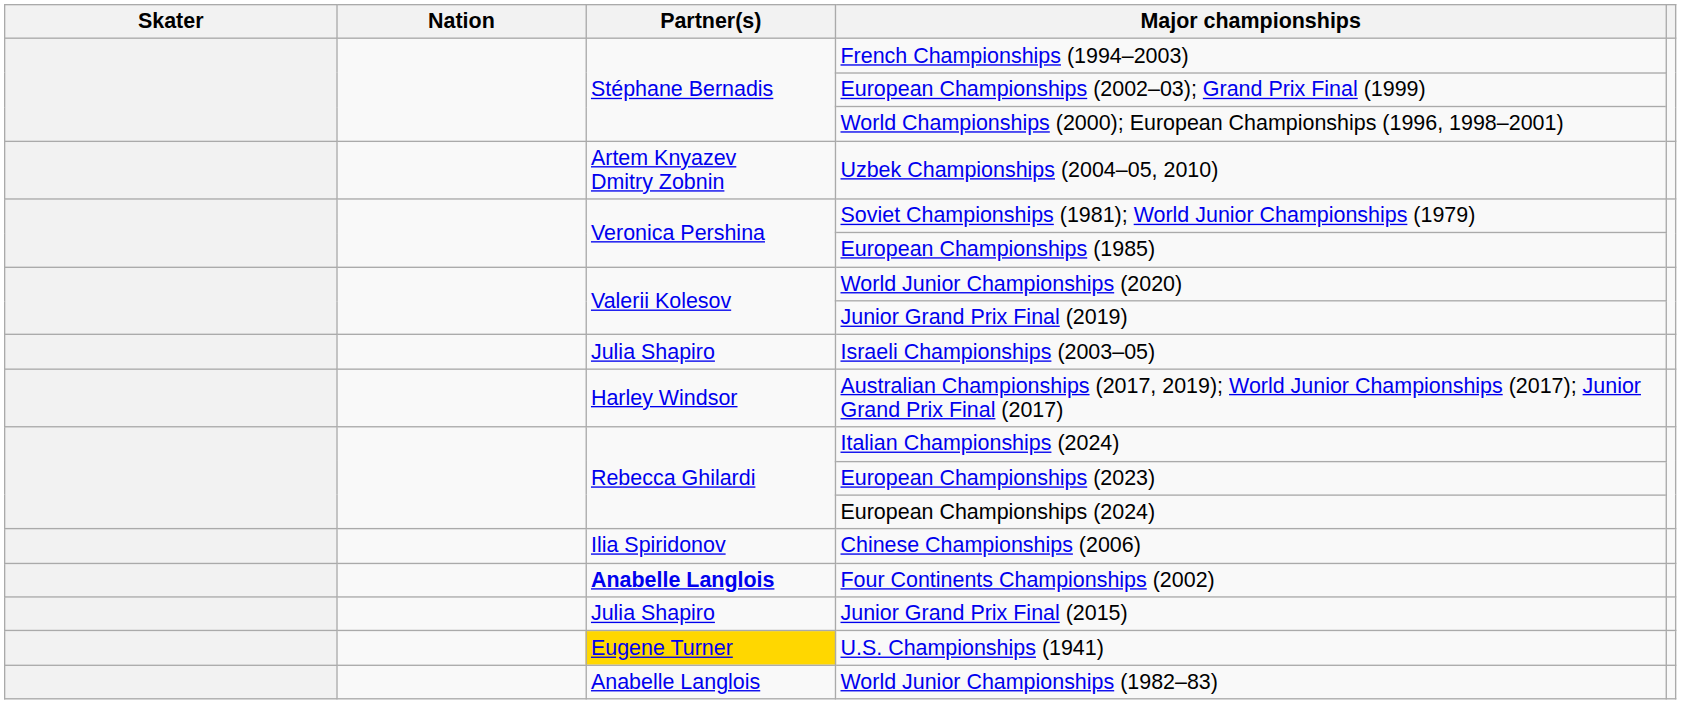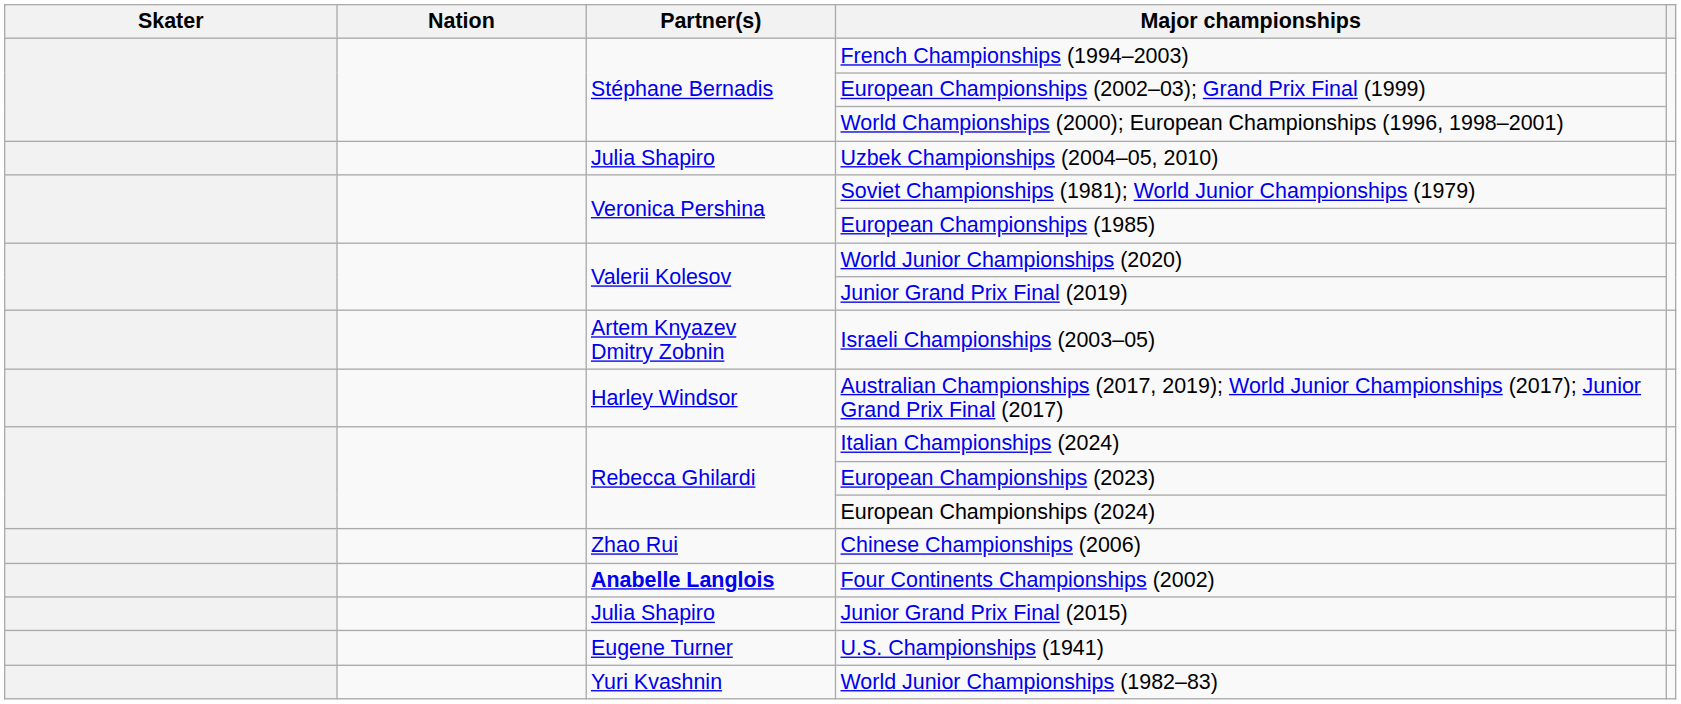(664, 169) Artem Knyazev Dmitry Zobnin -> (653, 157) Julia Shapiro
(653, 351) Julia Shapiro -> (664, 339) Artem Knyazev Dmitry Zobnin
(658, 545) Ilia Spiridonov -> (634, 545) Zhao Rui
(662, 647) gold background -> (662, 647) no background
(676, 681) Anabelle Langlois -> (657, 681) Yuri Kvashnin
